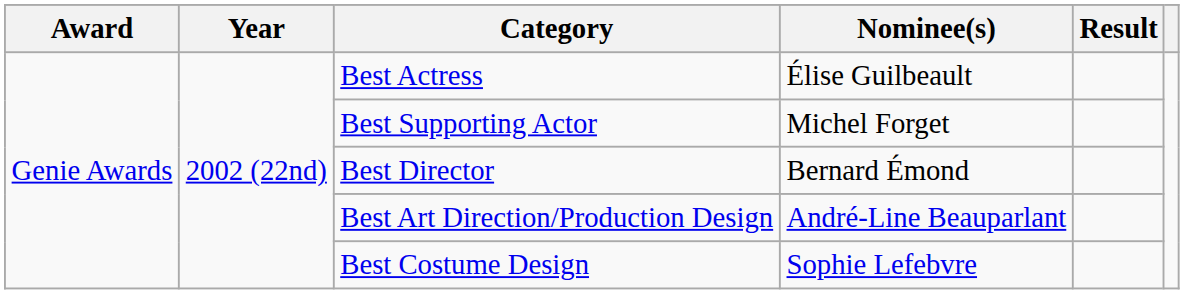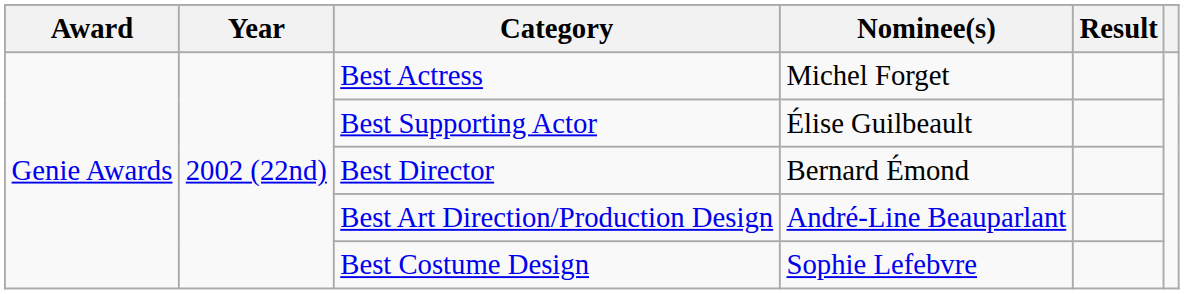(879, 75) Élise Guilbeault -> (868, 75) Michel Forget
(868, 123) Michel Forget -> (879, 123) Élise Guilbeault
